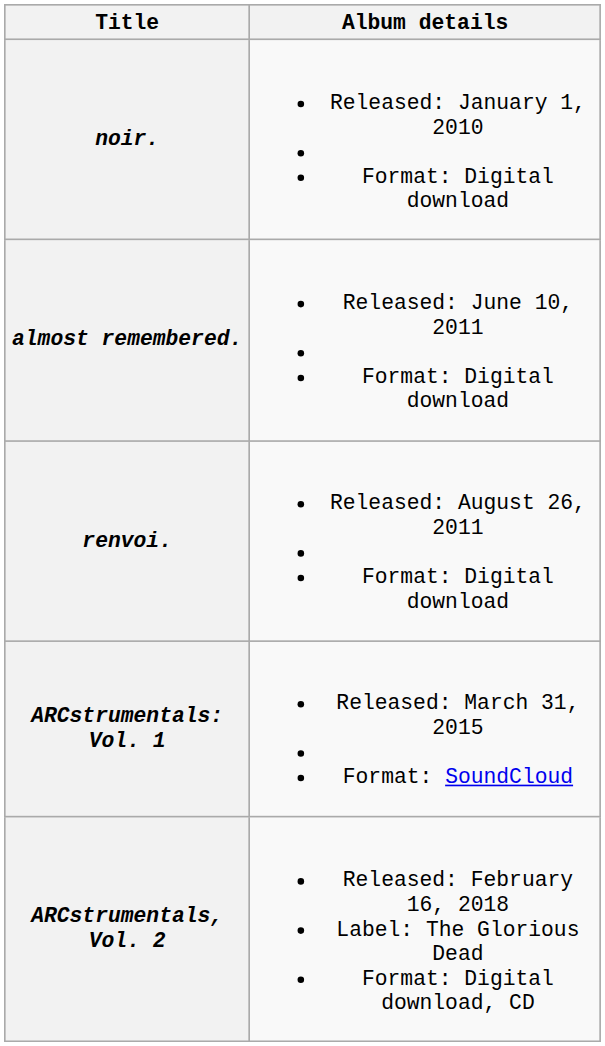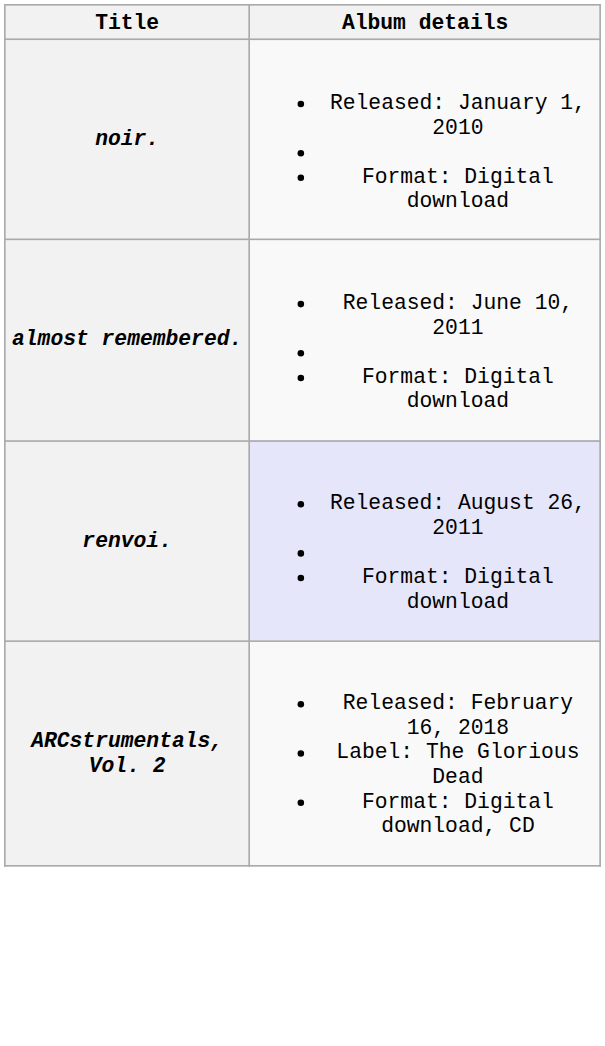(425, 553) no background -> (425, 553) lavender background
- row: (127, 729)
